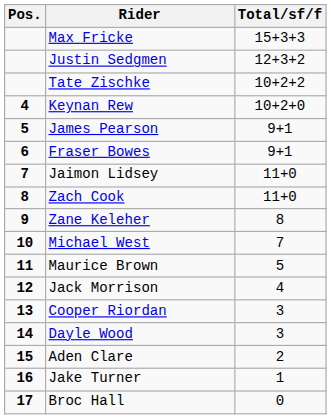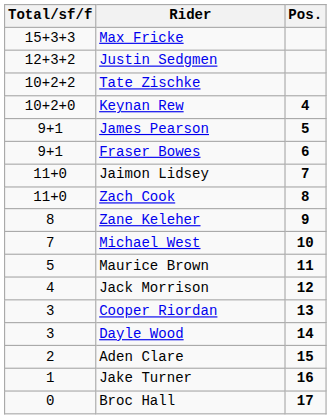columns swapped: (25, 16) <-> (280, 16)
